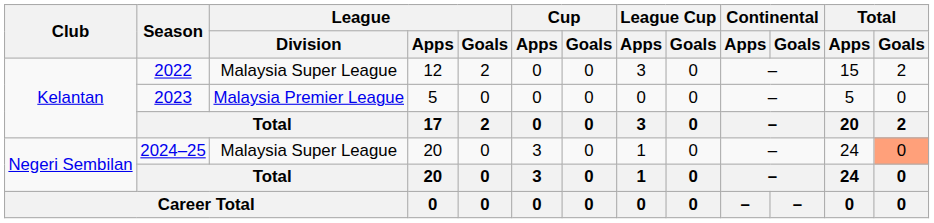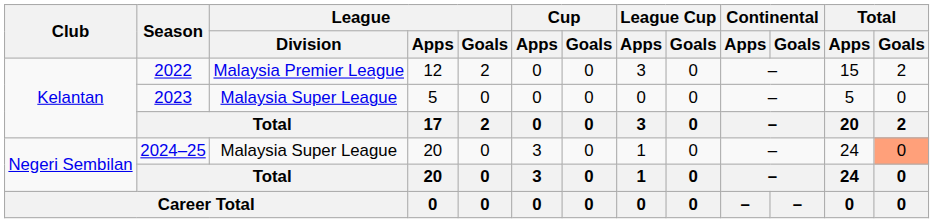(309, 71) Malaysia Super League -> (309, 71) Malaysia Premier League
(309, 97) Malaysia Premier League -> (309, 97) Malaysia Super League
